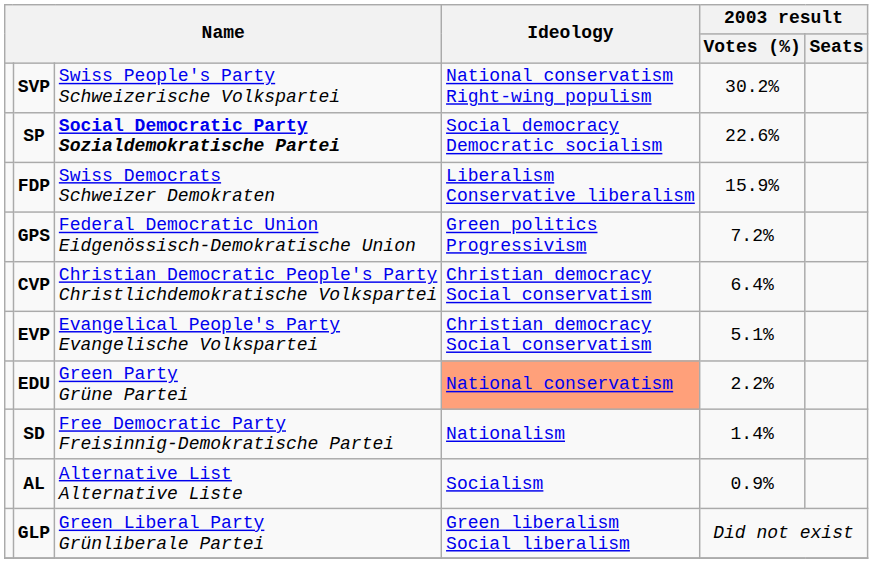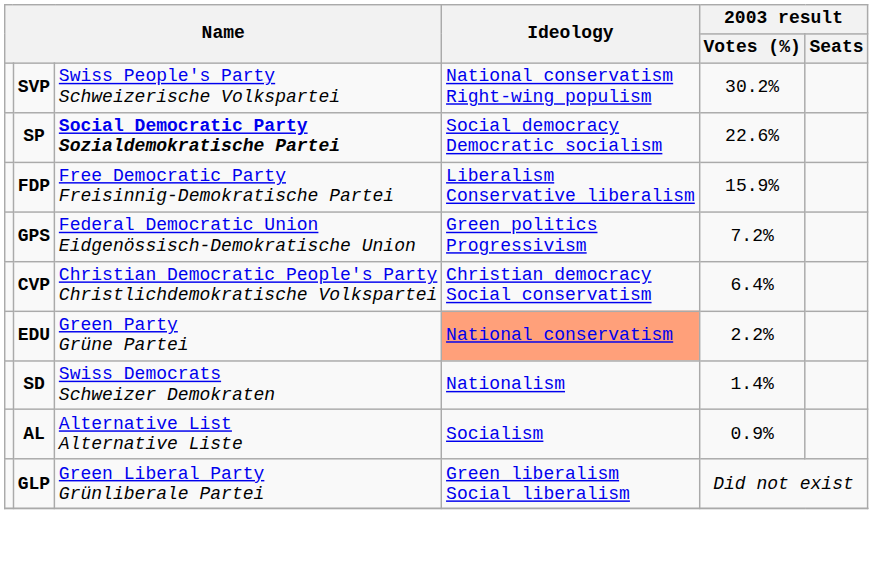(167, 187) Swiss Democrats Schweizer Demokraten -> (227, 187) Free Democratic Party Freisinnig-Demokratische Partei
- row: (34, 336)
(227, 435) Free Democratic Party Freisinnig-Demokratische Partei -> (167, 385) Swiss Democrats Schweizer Demokraten
